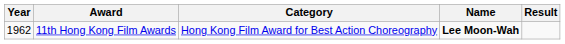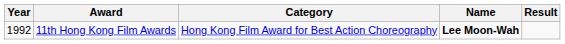(19, 30) 1962 -> (19, 30) 1992
